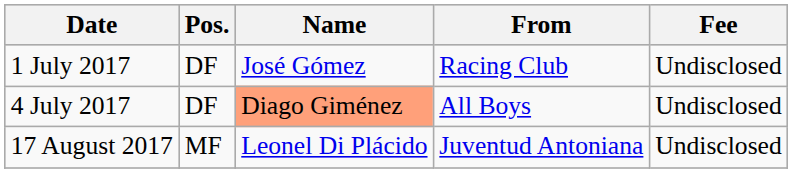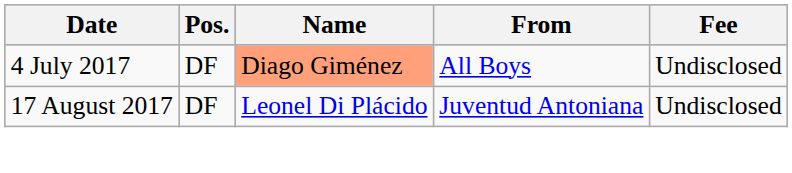- row: (70, 65)
(203, 146) MF -> (201, 106) DF
